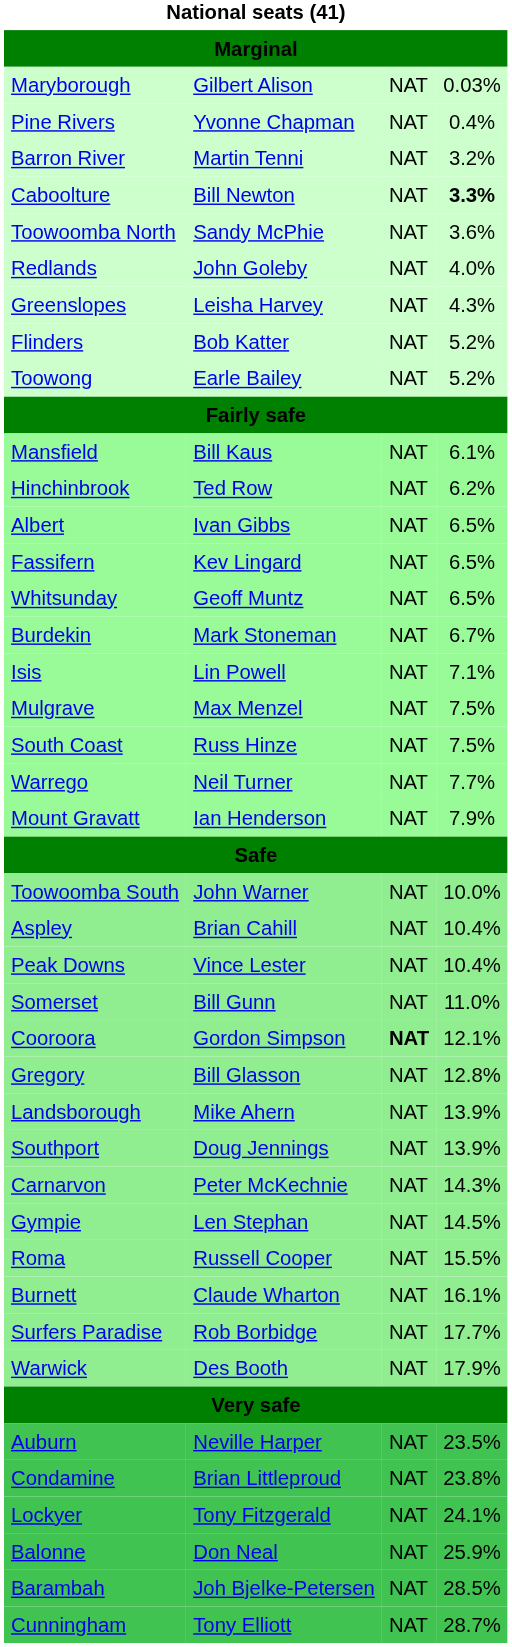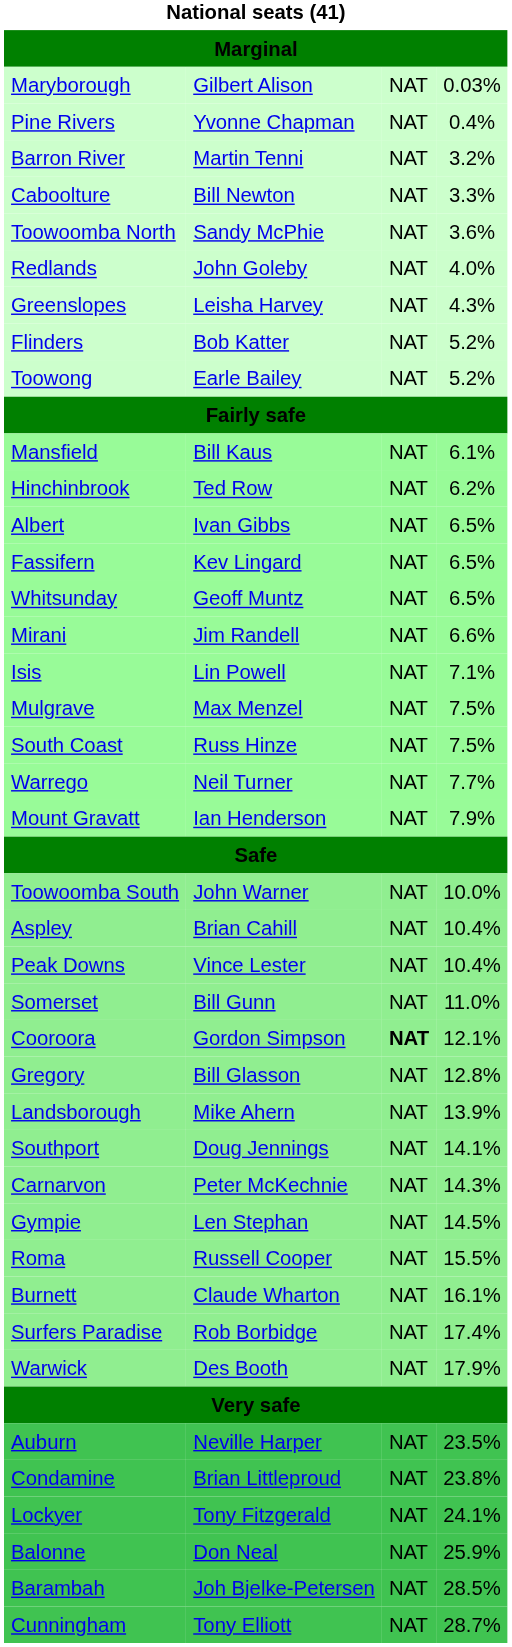(472, 195) bold -> (472, 195) normal
+ row: (39, 635)
- row: (51, 635)
(472, 1148) 13.9% -> (472, 1148) 14.1%
(472, 1331) 17.7% -> (472, 1331) 17.4%
